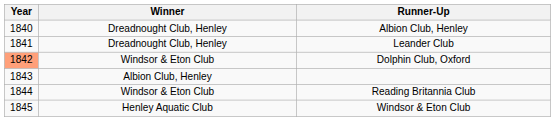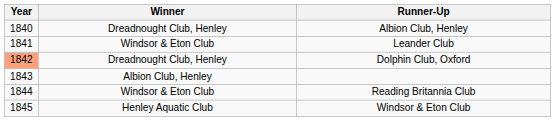(167, 44) Dreadnought Club, Henley -> (167, 44) Windsor & Eton Club
(167, 60) Windsor & Eton Club -> (167, 60) Dreadnought Club, Henley
